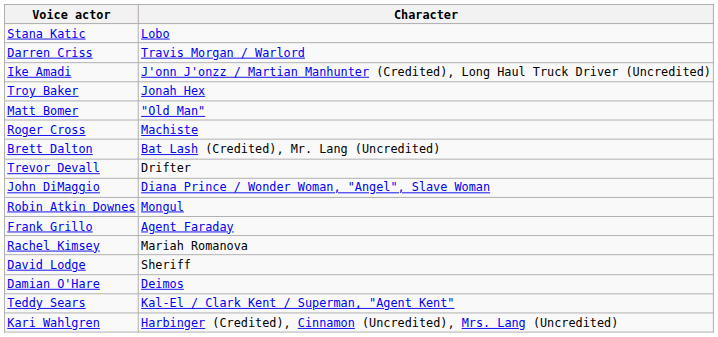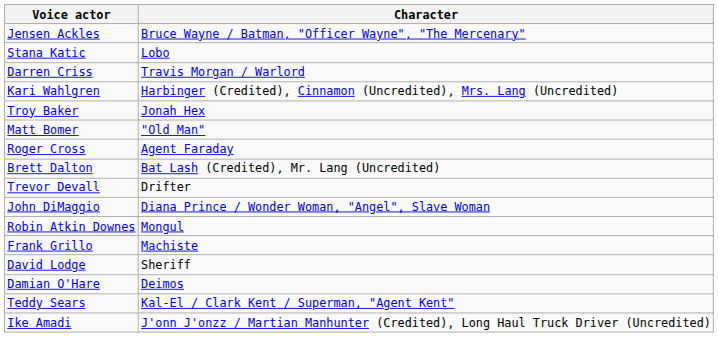+ row: (54, 33)
rows swapped: (39, 72) <-> (54, 323)
(170, 130) Machiste -> (187, 149) Agent Faraday
(187, 226) Agent Faraday -> (170, 245) Machiste
- row: (54, 245)
